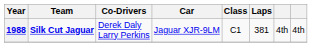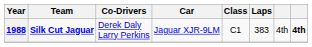(262, 30) 381 -> (262, 30) 383
(298, 30) normal -> (299, 30) bold
